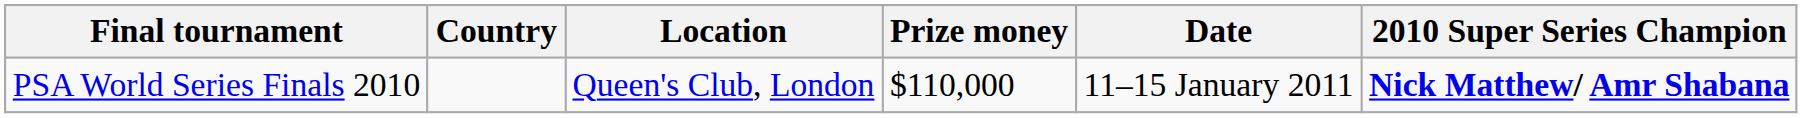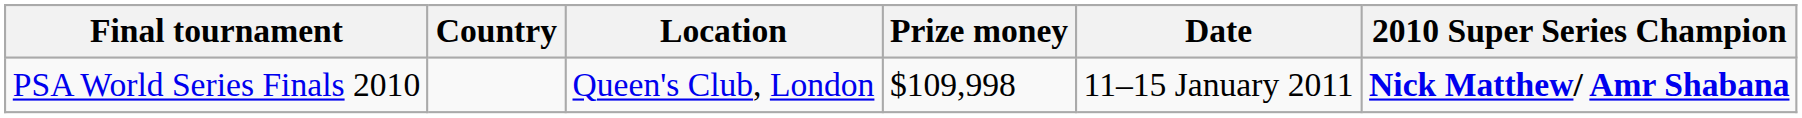(952, 84) $110,000 -> (953, 84) $109,998
